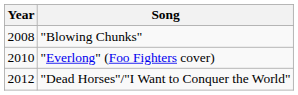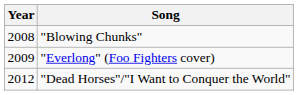(21, 57) 2010 -> (21, 57) 2009
